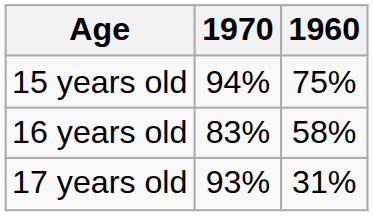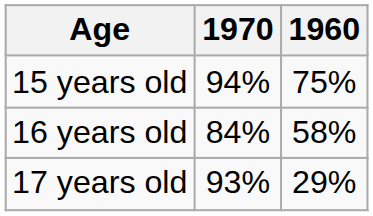(238, 132) 83% -> (238, 132) 84%
(324, 183) 31% -> (324, 183) 29%
